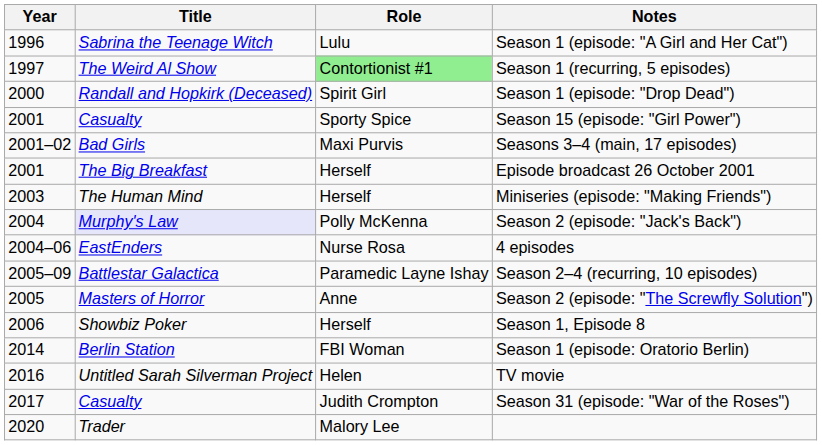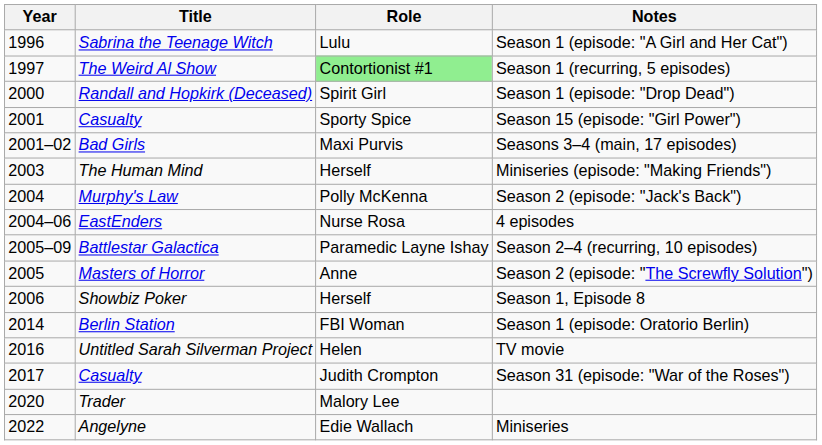- row: (625, 171)
(128, 222) lavender background -> (128, 196) no background
+ row: (532, 427)
